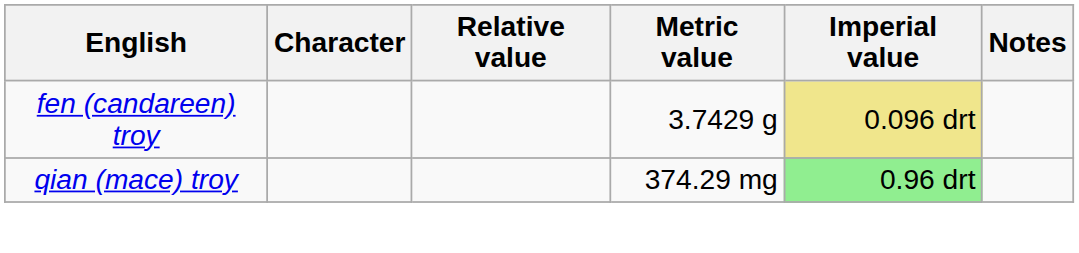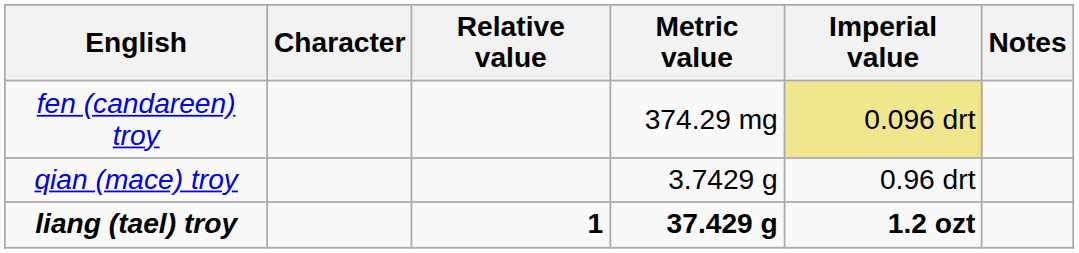(723, 119) 3.7429 g -> (711, 119) 374.29 mg
(711, 179) 374.29 mg -> (723, 179) 3.7429 g
(928, 179) lightgreen background -> (928, 179) no background
+ row: (136, 224)
